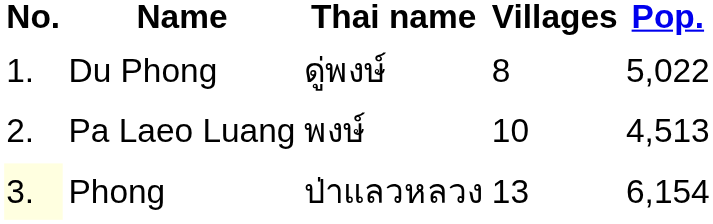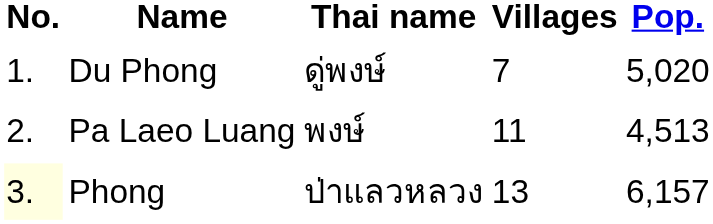(501, 69) 8 -> (501, 69) 7
(668, 69) 5,022 -> (668, 69) 5,020
(510, 130) 10 -> (509, 130) 11
(668, 191) 6,154 -> (668, 191) 6,157
